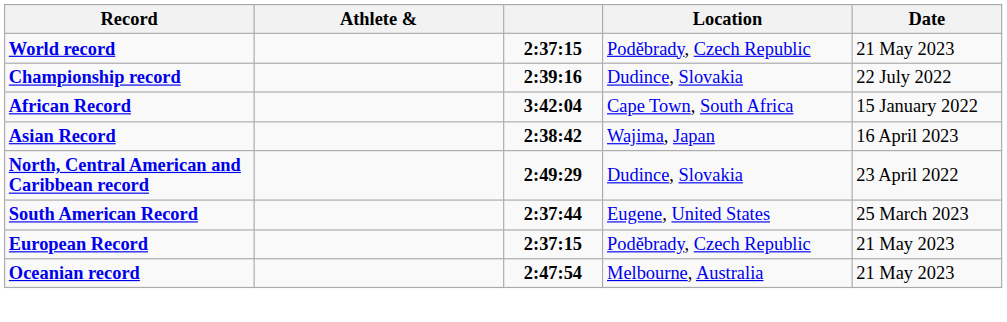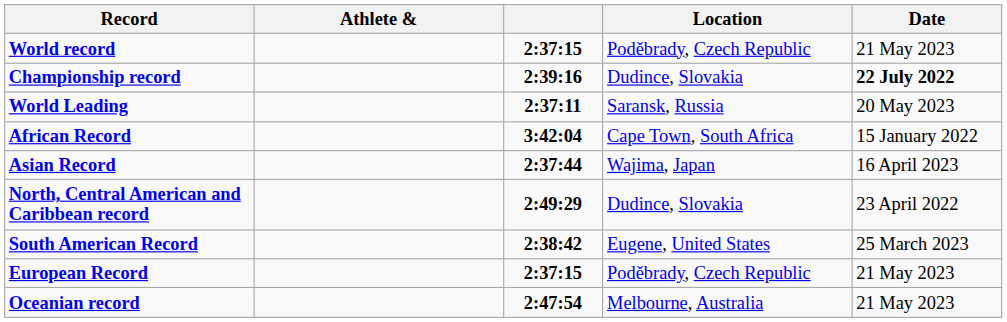(904, 77) normal -> (905, 77) bold
+ row: (68, 106)
(553, 135) 2:38:42 -> (553, 164) 2:37:44
(553, 214) 2:37:44 -> (553, 244) 2:38:42
